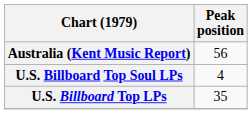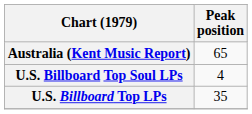(221, 53) 56 -> (221, 53) 65
